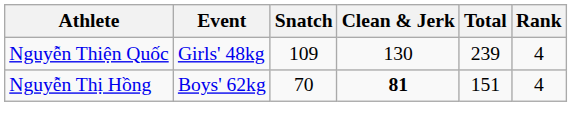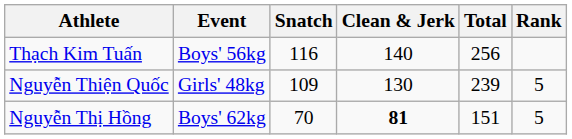+ row: (76, 53)
(539, 53) 4 -> (539, 85) 5
(539, 85) 4 -> (539, 117) 5
